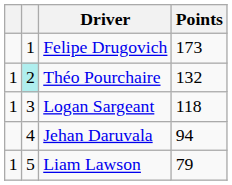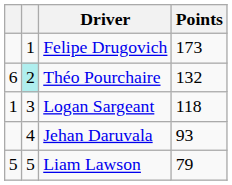(13, 77) 1 -> (13, 77) 6
(185, 135) 94 -> (185, 135) 93
(13, 164) 1 -> (13, 164) 5
